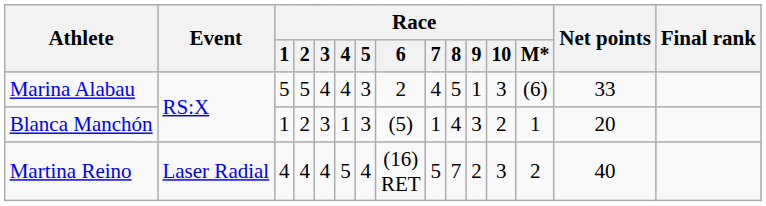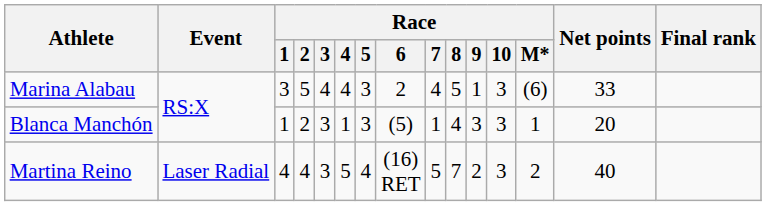(284, 89) 5 -> (284, 89) 3
(501, 124) 2 -> (501, 124) 3
(325, 171) 4 -> (325, 171) 3
